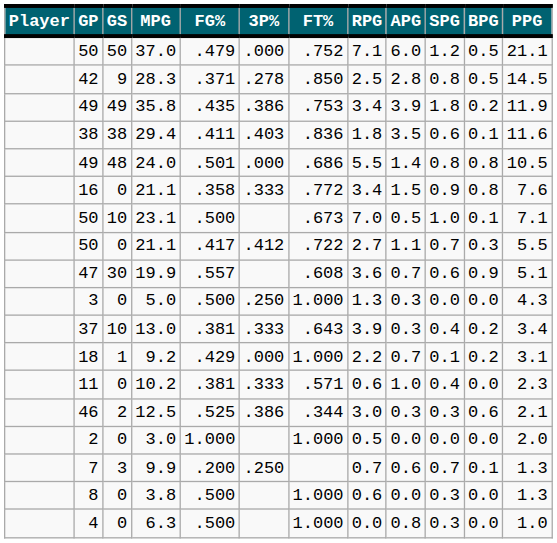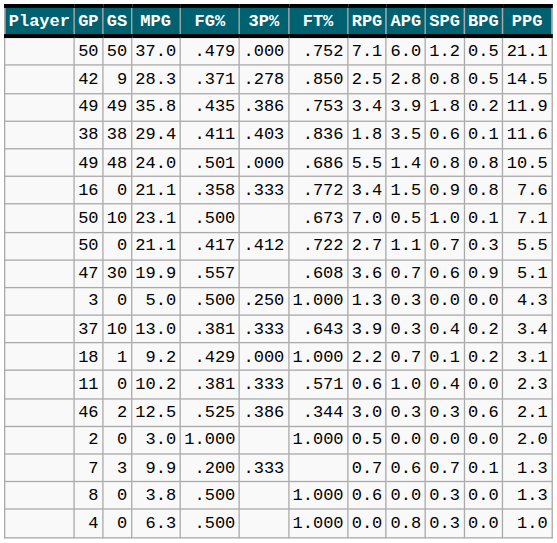(264, 468) .250 -> (264, 468) .333
